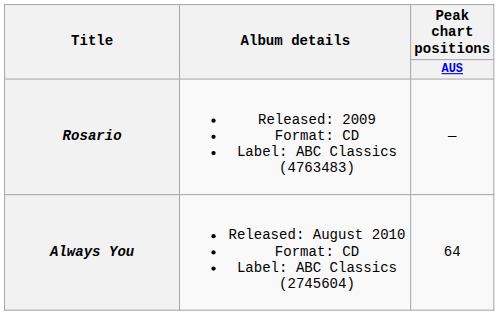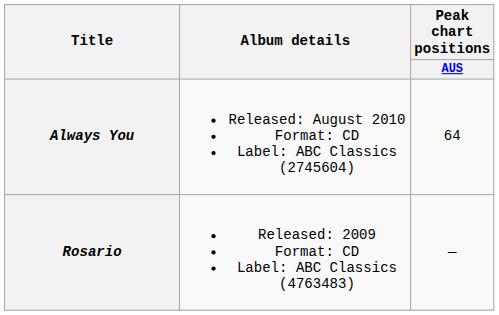rows swapped: (92, 137) <-> (92, 252)
